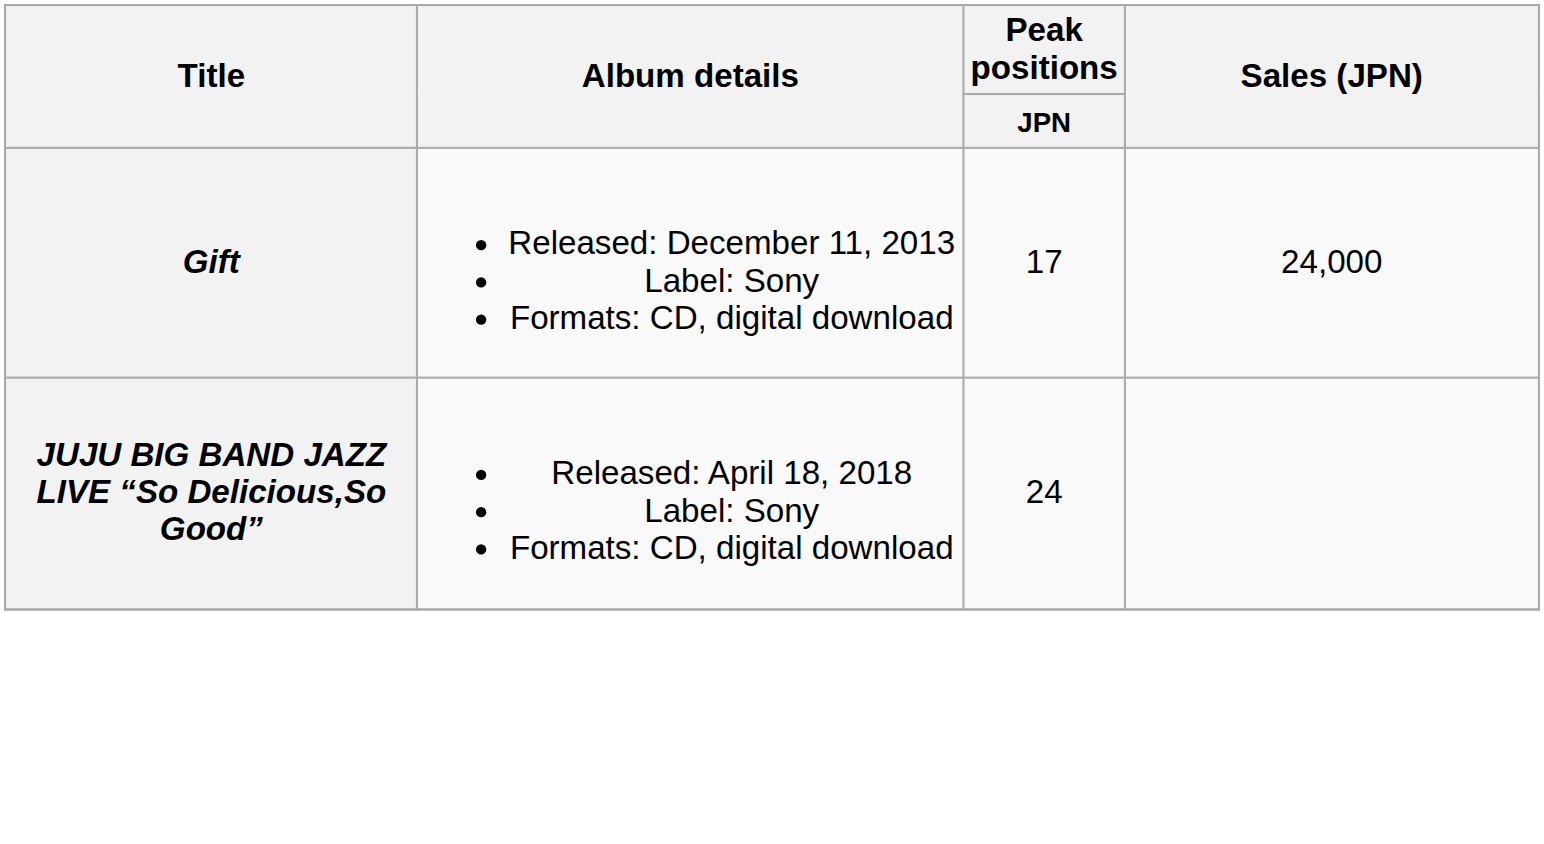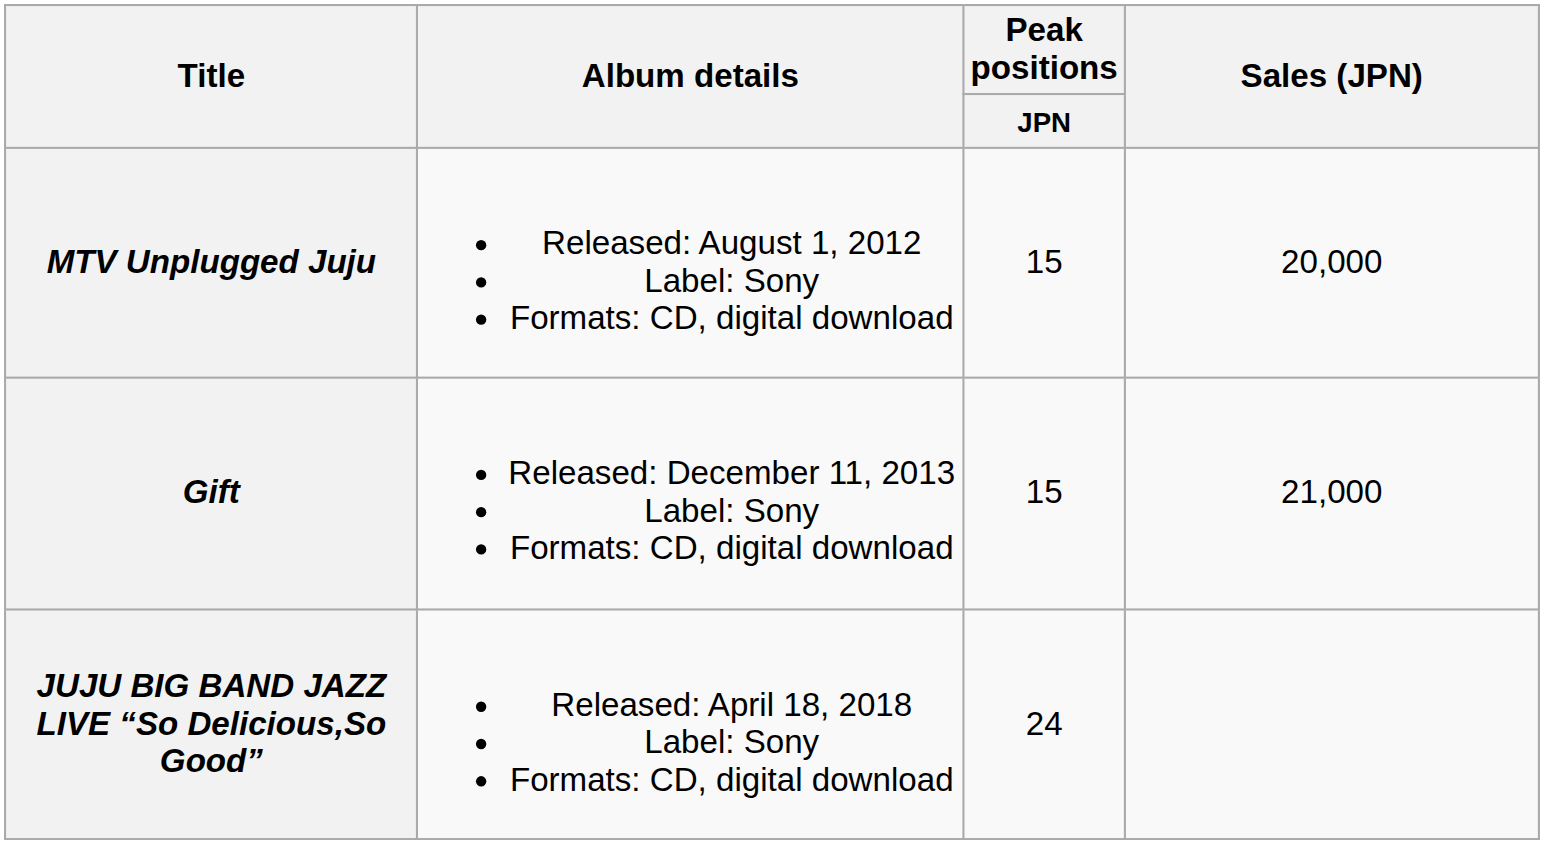+ row: (211, 262)
(1044, 262) 17 -> (1044, 492) 15
(1332, 262) 24,000 -> (1332, 492) 21,000
